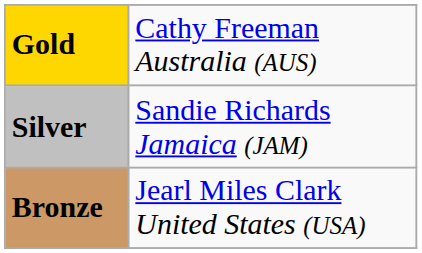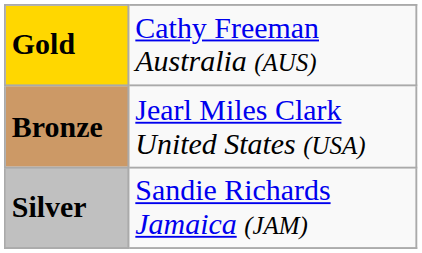rows swapped: (49, 126) <-> (57, 207)
